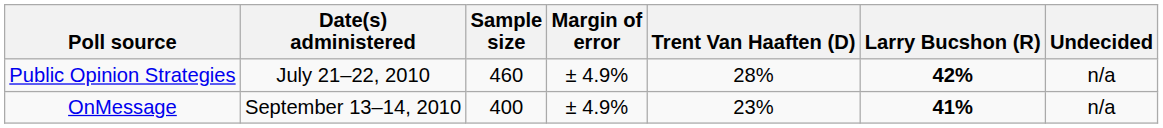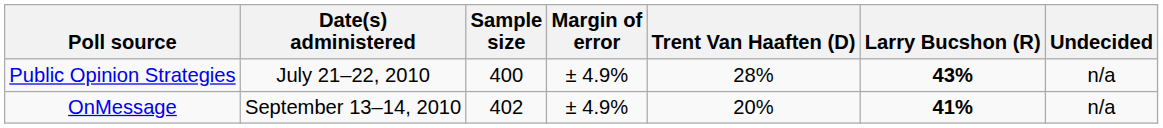(506, 75) 460 -> (506, 75) 400
(953, 75) 42% -> (953, 75) 43%
(506, 107) 400 -> (506, 107) 402
(754, 107) 23% -> (754, 107) 20%
